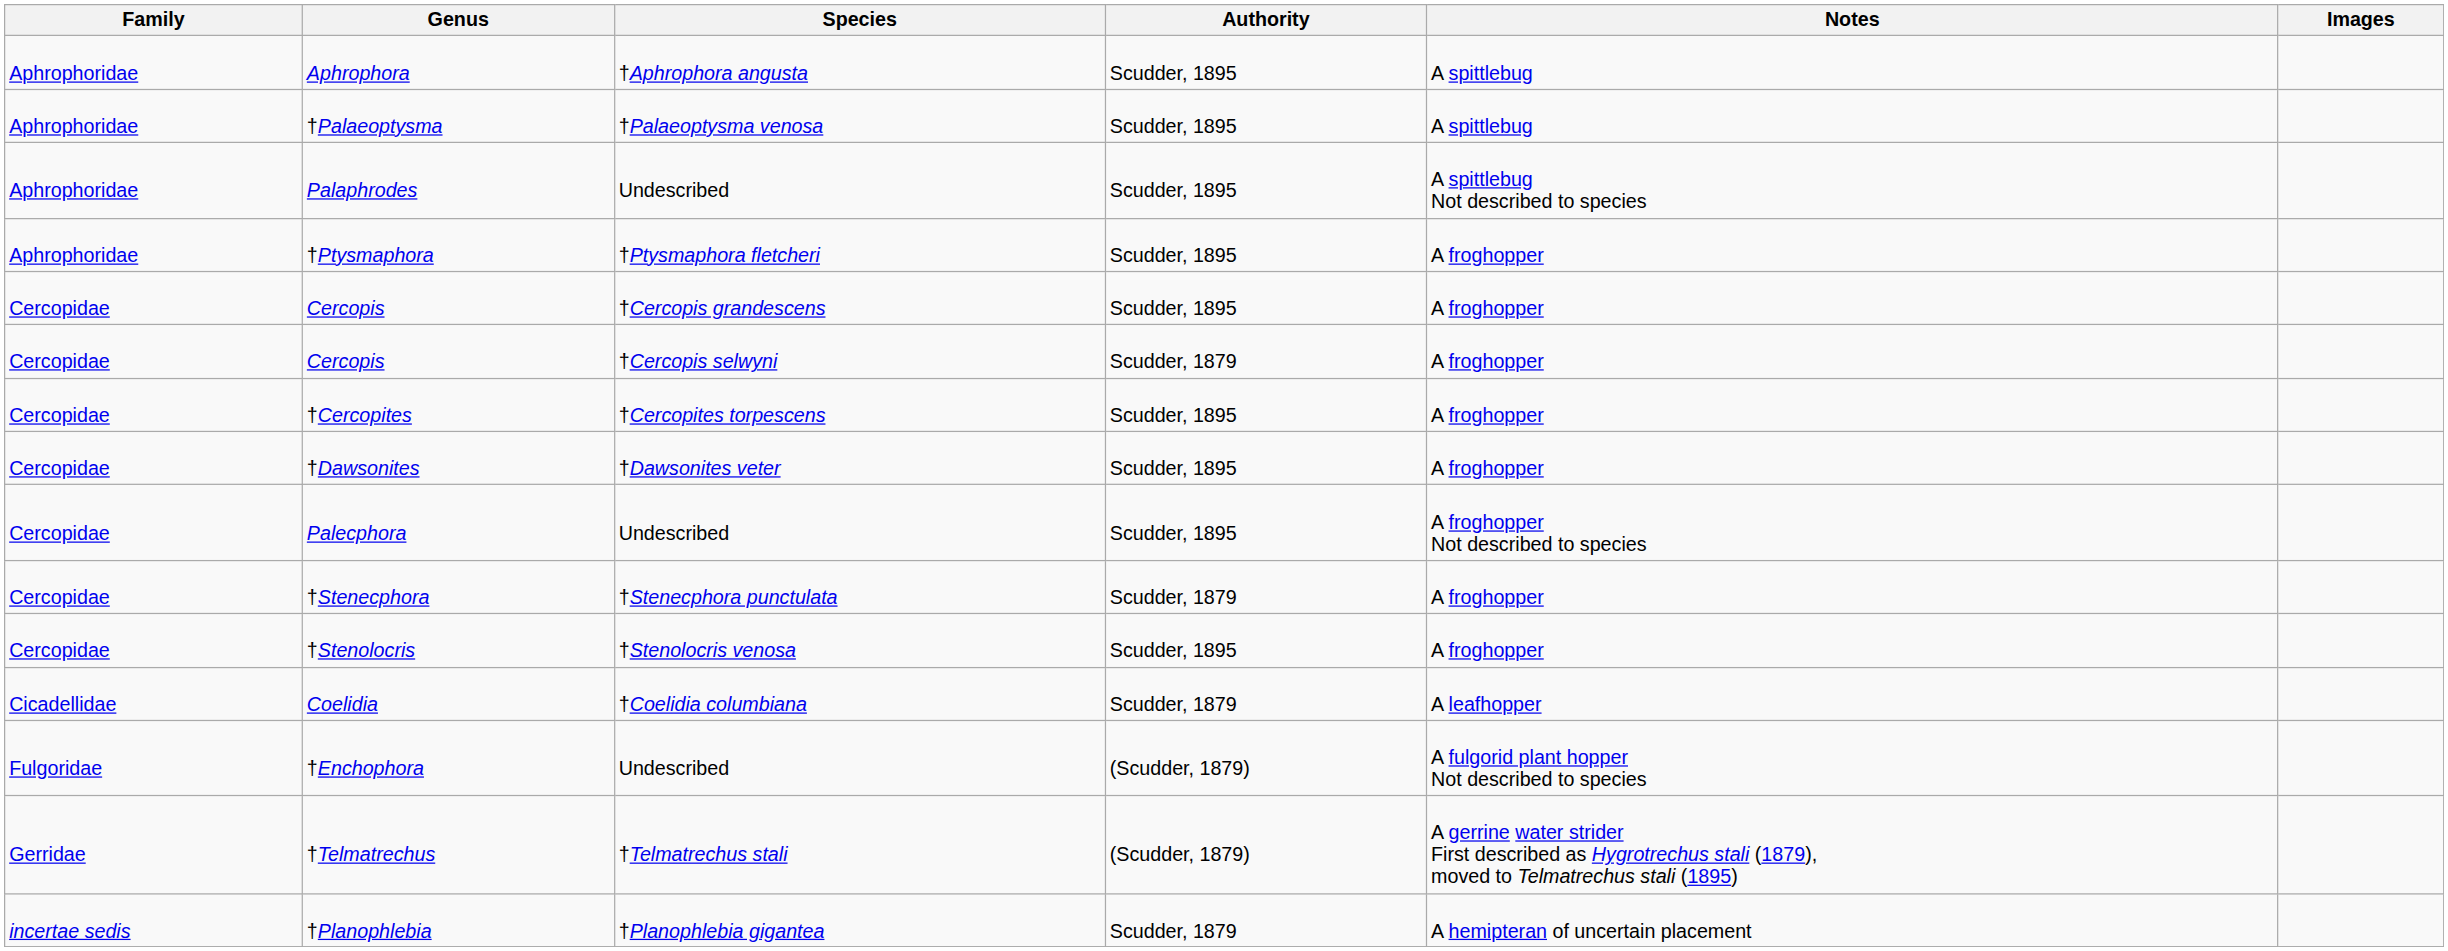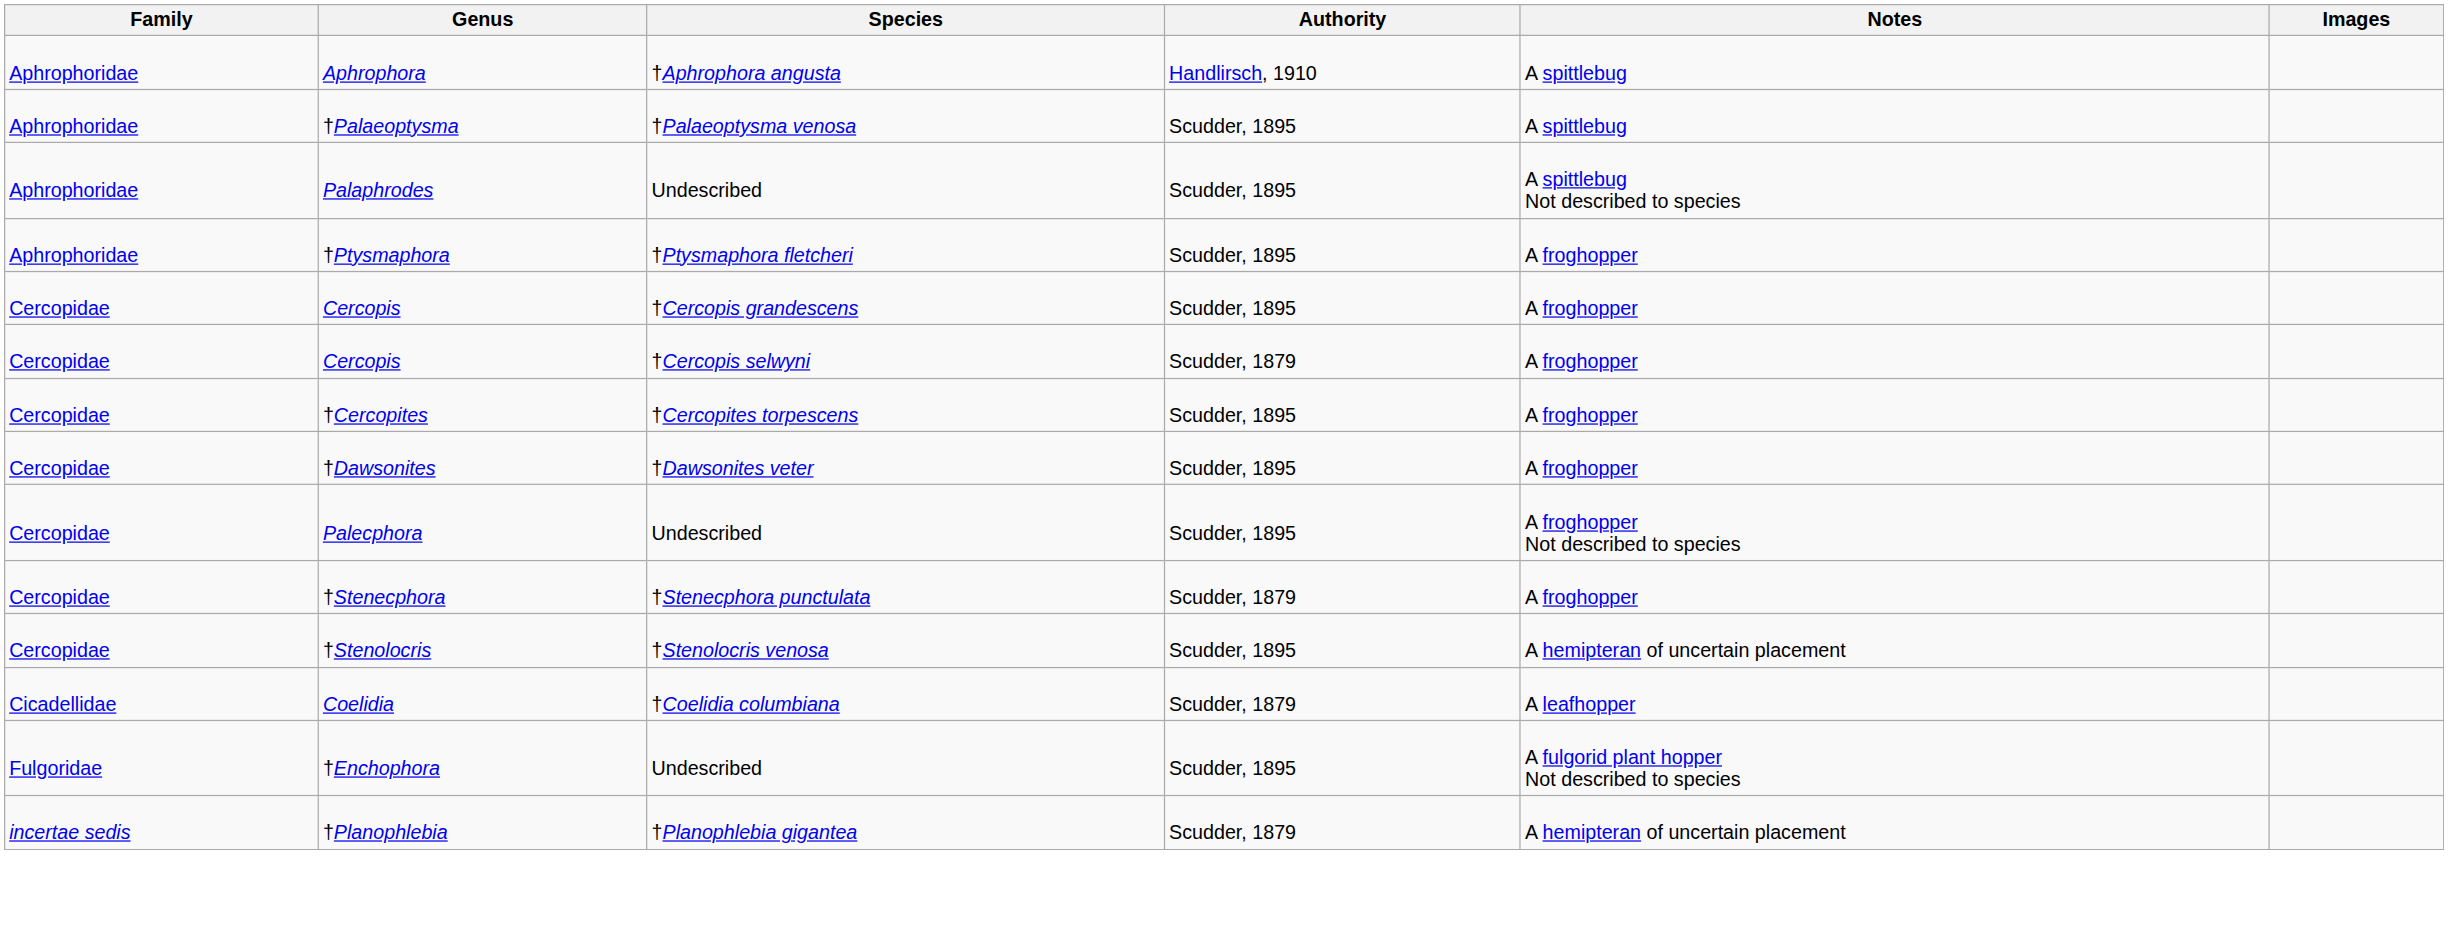(1173, 73) Scudder, 1895 -> (1243, 73) Handlirsch, 1910
(1487, 651) A froghopper -> (1685, 651) A hemipteran of uncertain placement
(1180, 769) (Scudder, 1879) -> (1233, 769) Scudder, 1895
- row: (371, 855)
